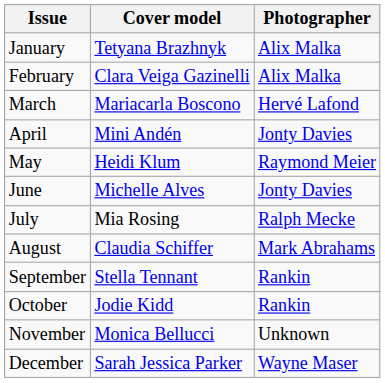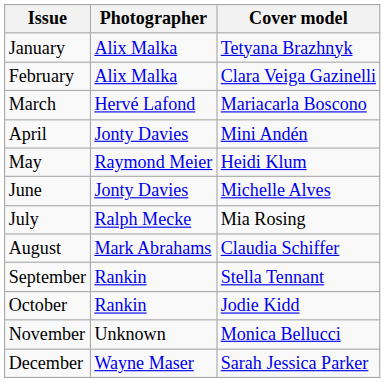columns swapped: (172, 18) <-> (317, 18)
